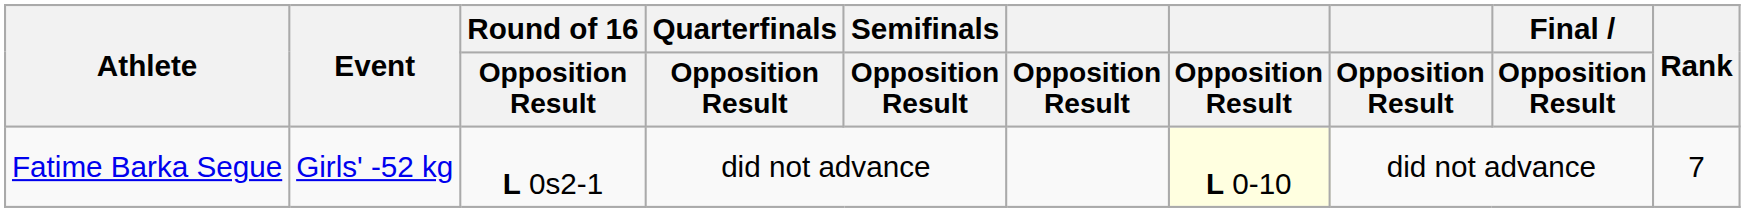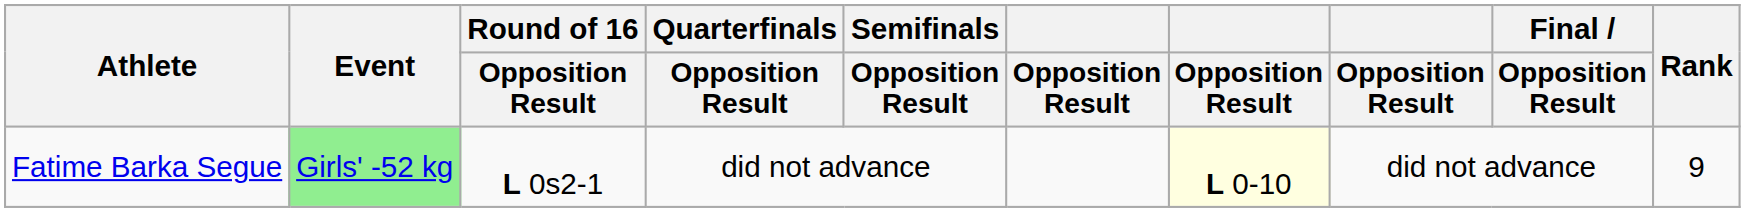(375, 167) no background -> (375, 167) lightgreen background
(1696, 167) 7 -> (1696, 167) 9
